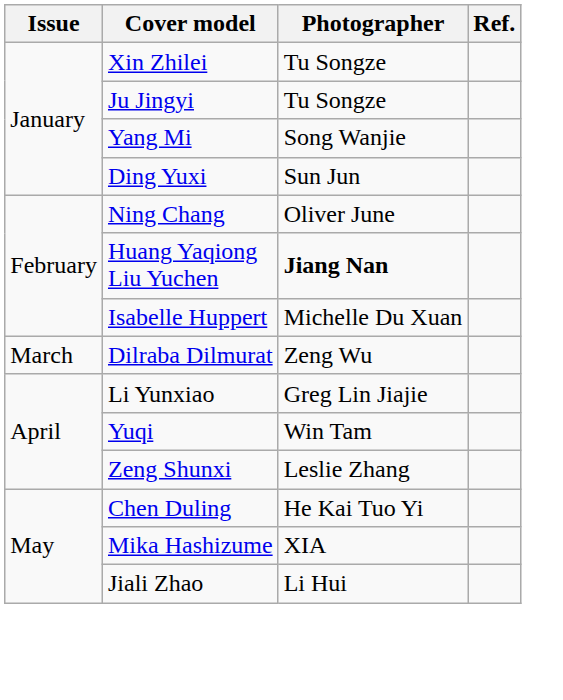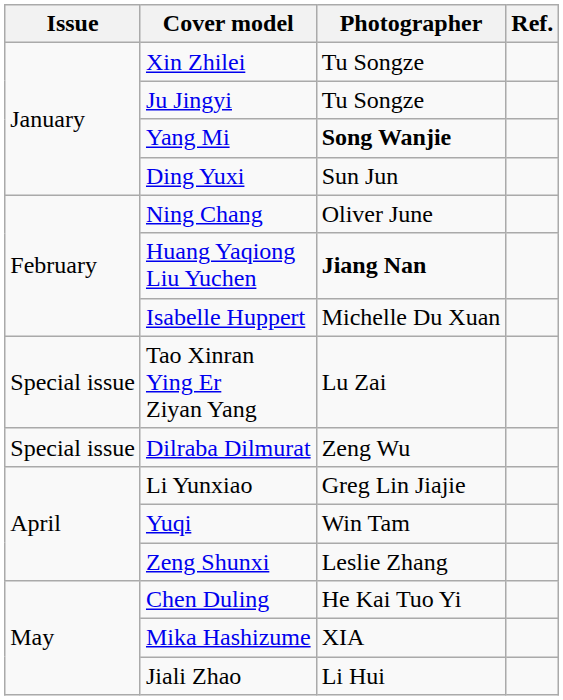(345, 137) normal -> (386, 137) bold
+ row: (201, 382)
(42, 355) March -> (73, 447) Special issue
